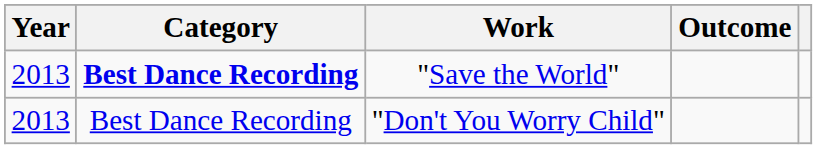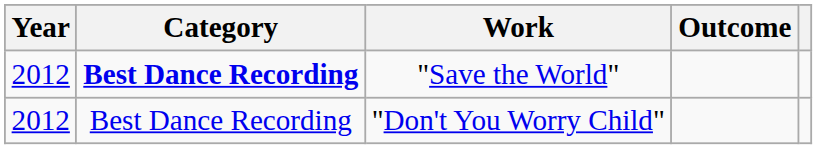(41, 73) 2013 -> (41, 73) 2012
(41, 119) 2013 -> (41, 119) 2012
